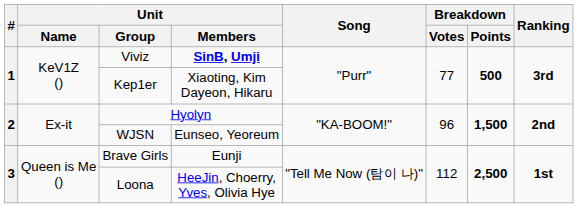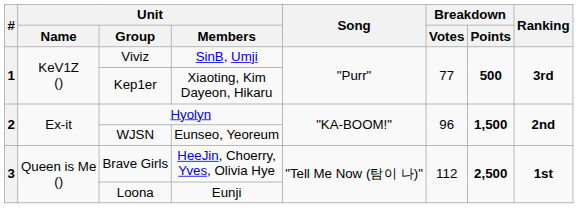(227, 57) bold -> (227, 57) normal
(227, 156) Eunji -> (227, 163) HeeJin, Choerry, Yves, Olivia Hye
(227, 184) HeeJin, Choerry, Yves, Olivia Hye -> (227, 192) Eunji
